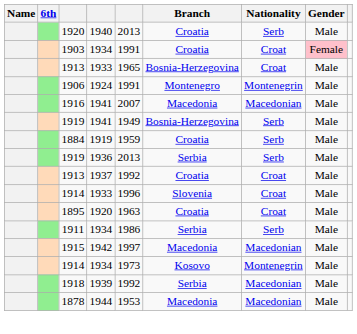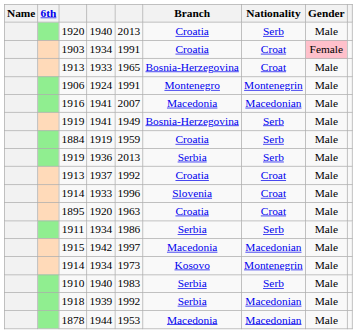+ row: (73, 283)
